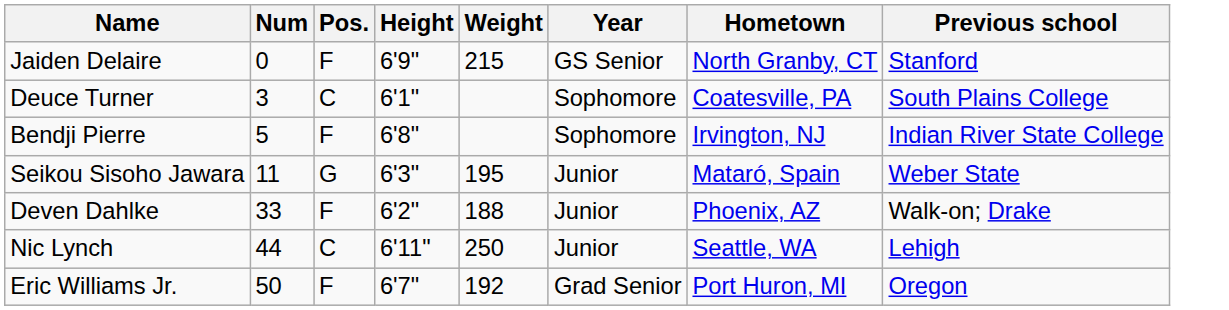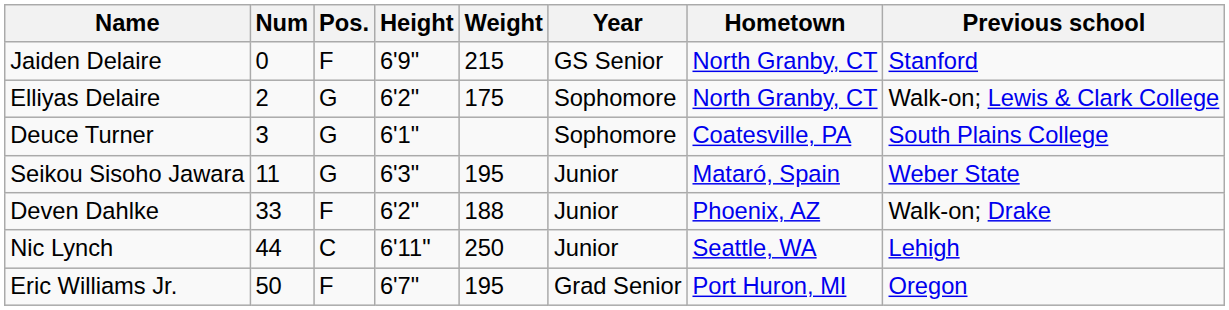+ row: (85, 98)
(328, 98) C -> (328, 135) G
- row: (78, 135)
(484, 286) 192 -> (484, 286) 195
